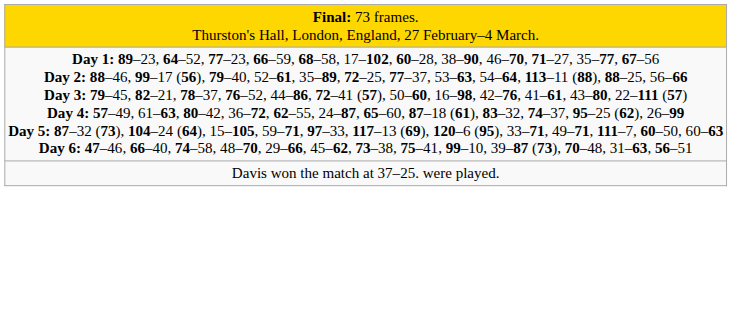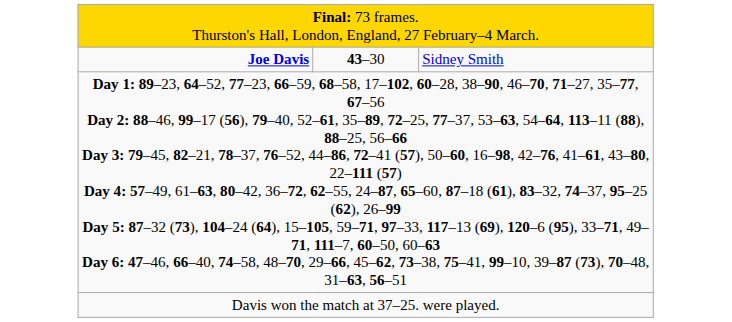+ row: (278, 59)
